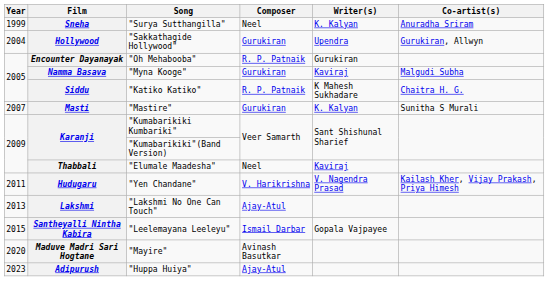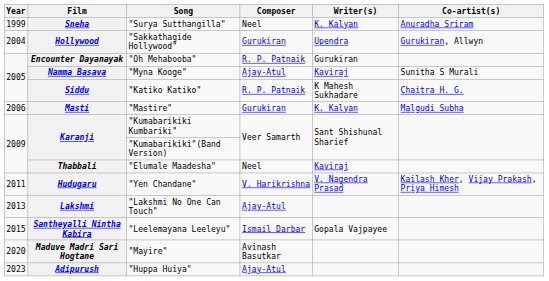(264, 73) Gurukiran -> (264, 73) Ajay-Atul
(432, 73) Malgudi Subha -> (439, 73) Sunitha S Murali
(16, 108) 2007 -> (16, 108) 2006
(439, 108) Sunitha S Murali -> (432, 108) Malgudi Subha
